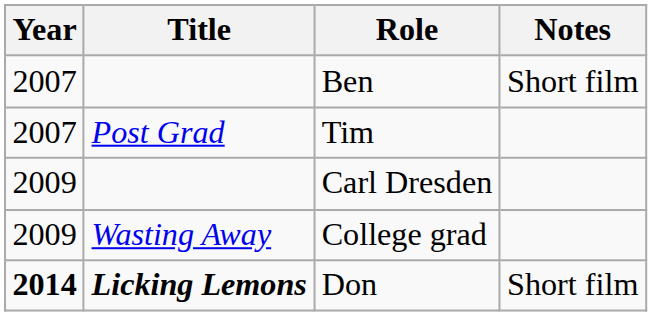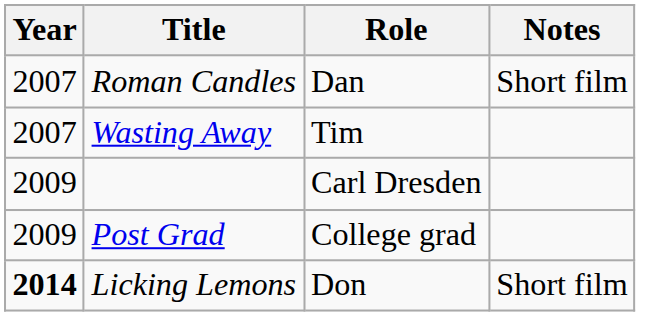- row: (348, 81)
+ row: (338, 81)
(158, 132) Post Grad -> (181, 132) Wasting Away
(181, 234) Wasting Away -> (158, 234) Post Grad
(199, 285) bold -> (194, 285) normal
